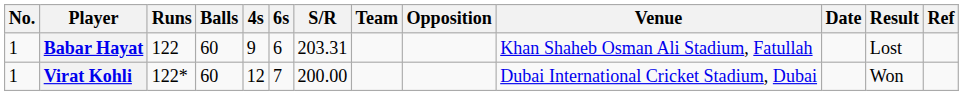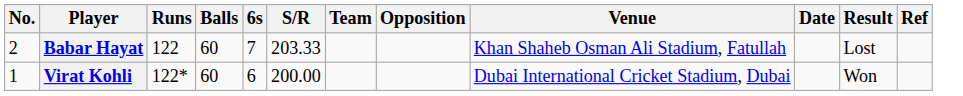- column: (256, 18)
(13, 47) 1 -> (13, 47) 2
(278, 47) 6 -> (251, 47) 7
(322, 47) 203.31 -> (296, 47) 203.33
(278, 76) 7 -> (251, 76) 6
